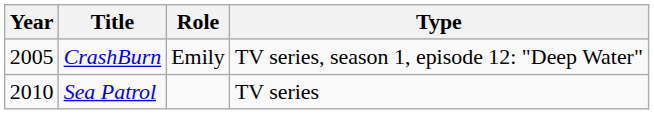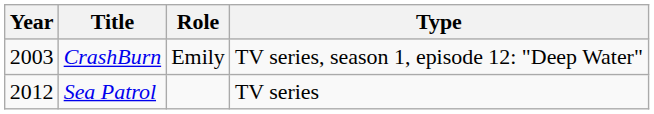(32, 56) 2005 -> (32, 56) 2003
(32, 91) 2010 -> (32, 91) 2012
